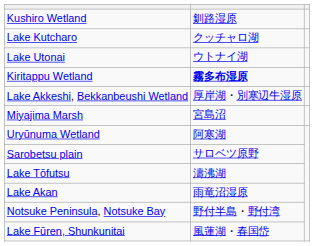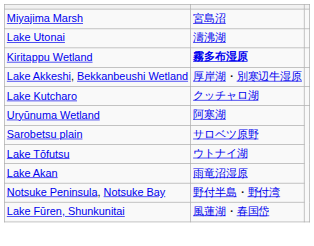- row: (47, 19)
rows swapped: (42, 38) <-> (45, 115)
(220, 57) ウトナイ湖 -> (209, 38) 濤沸湖
(209, 173) 濤沸湖 -> (220, 153) ウトナイ湖
